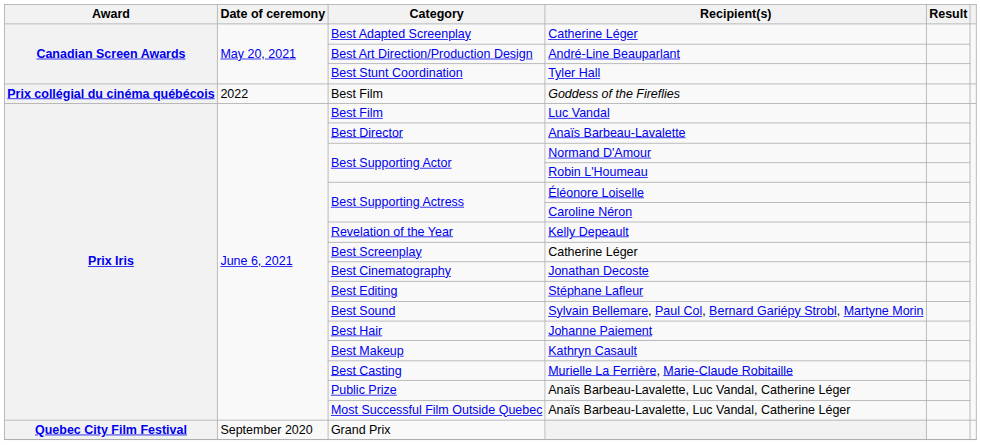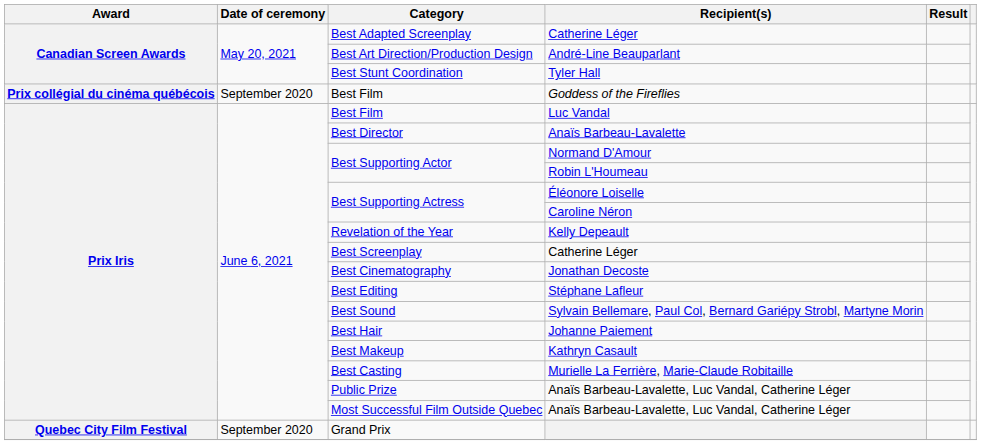(234, 93) 2022 -> (267, 93) September 2020
